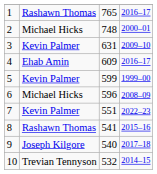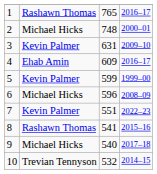(53, 144) Joseph Kilgore -> (52, 144) Michael Hicks
